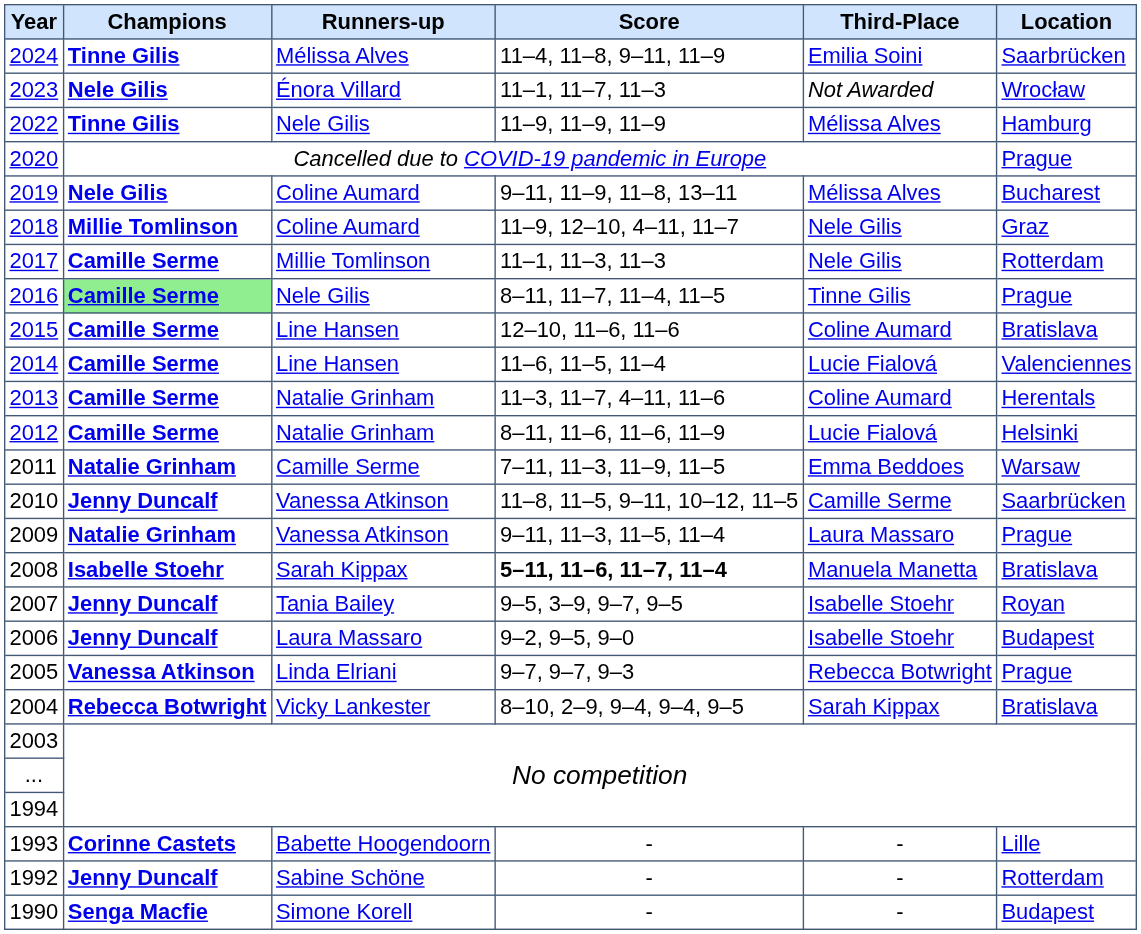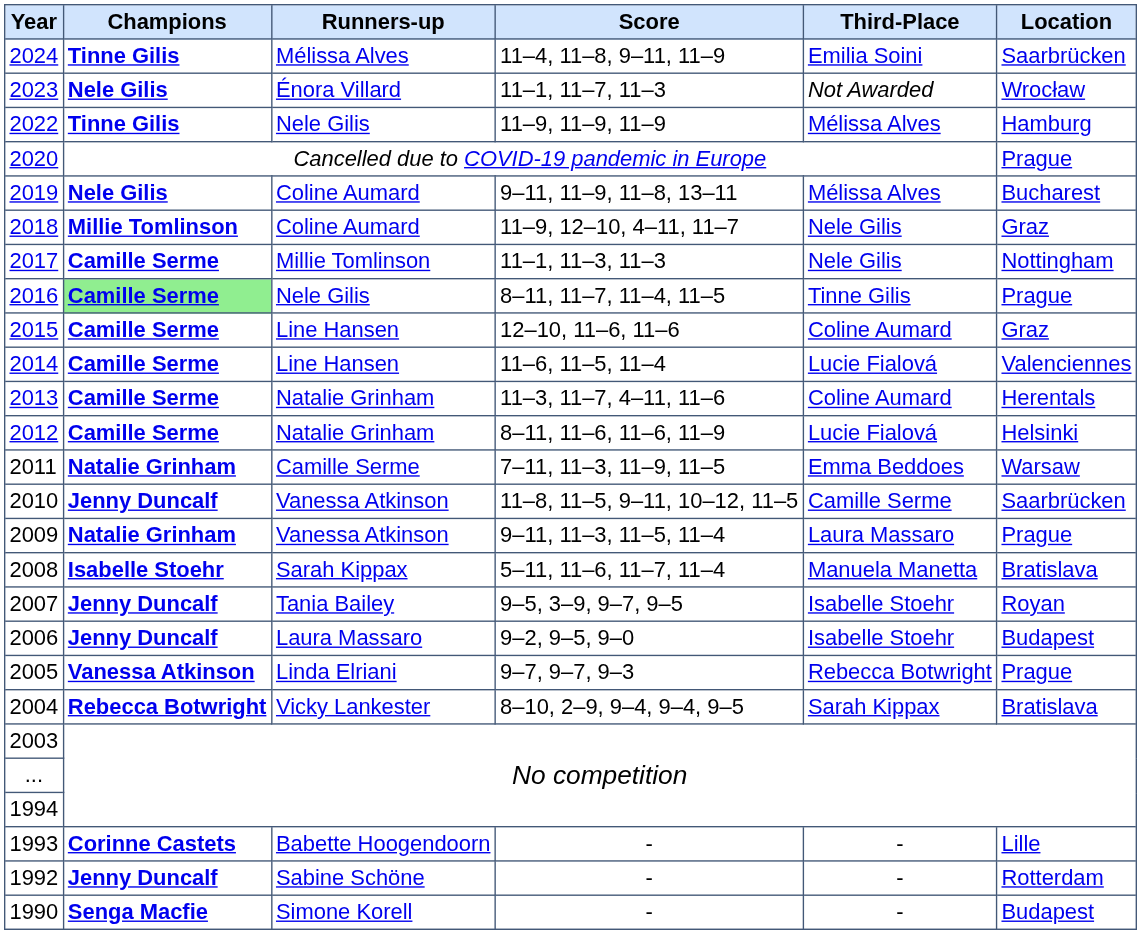(1053, 261) Rotterdam -> (1058, 261) Nottingham
(1050, 329) Bratislava -> (1025, 329) Graz
(613, 569) bold -> (613, 569) normal
